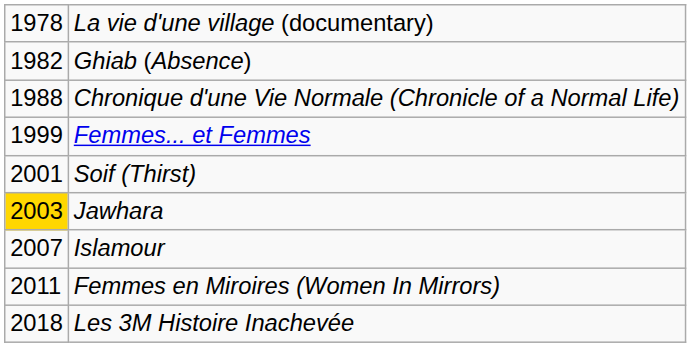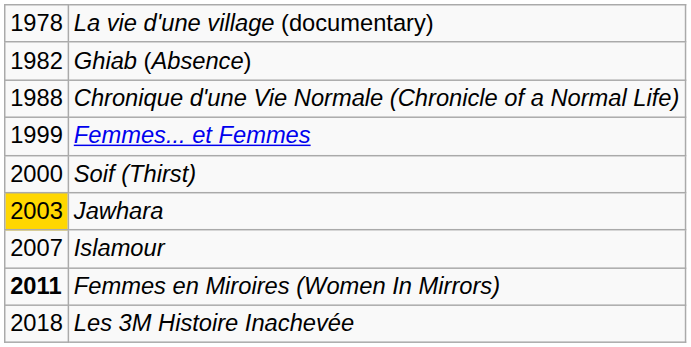(37, 173) 2001 -> (37, 173) 2000
(36, 286) normal -> (36, 286) bold
